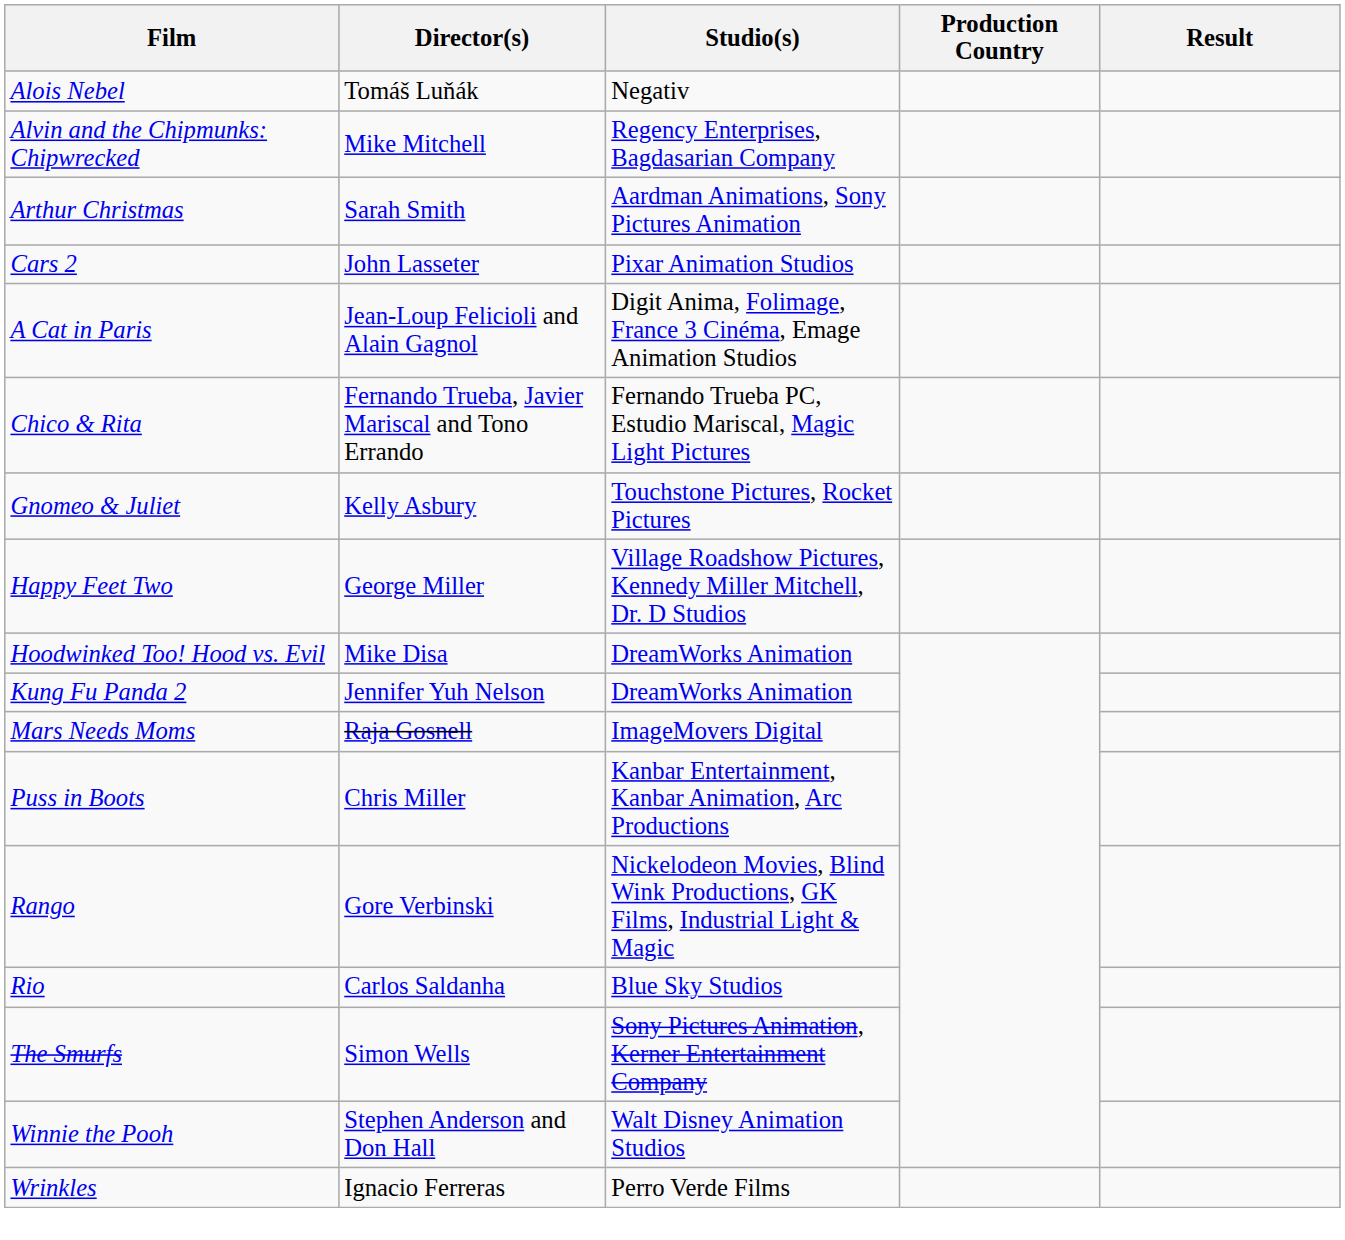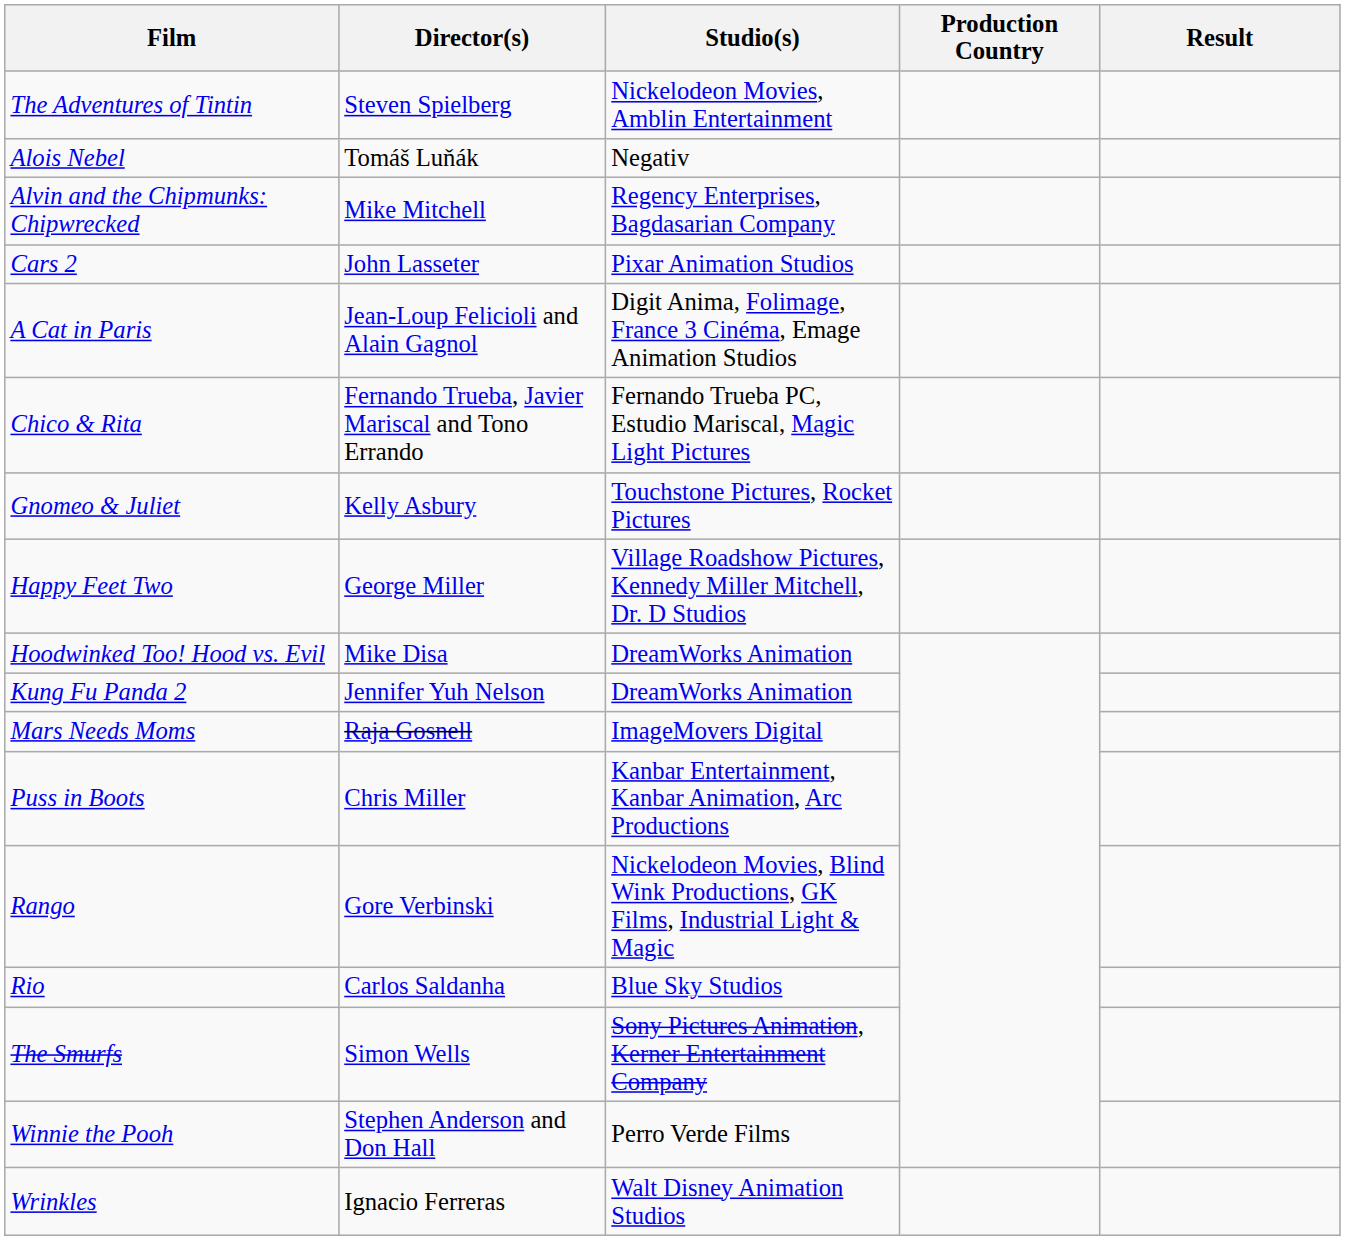+ row: (131, 104)
- row: (97, 210)
(727, 1134) Walt Disney Animation Studios -> (701, 1134) Perro Verde Films
(701, 1187) Perro Verde Films -> (727, 1201) Walt Disney Animation Studios
